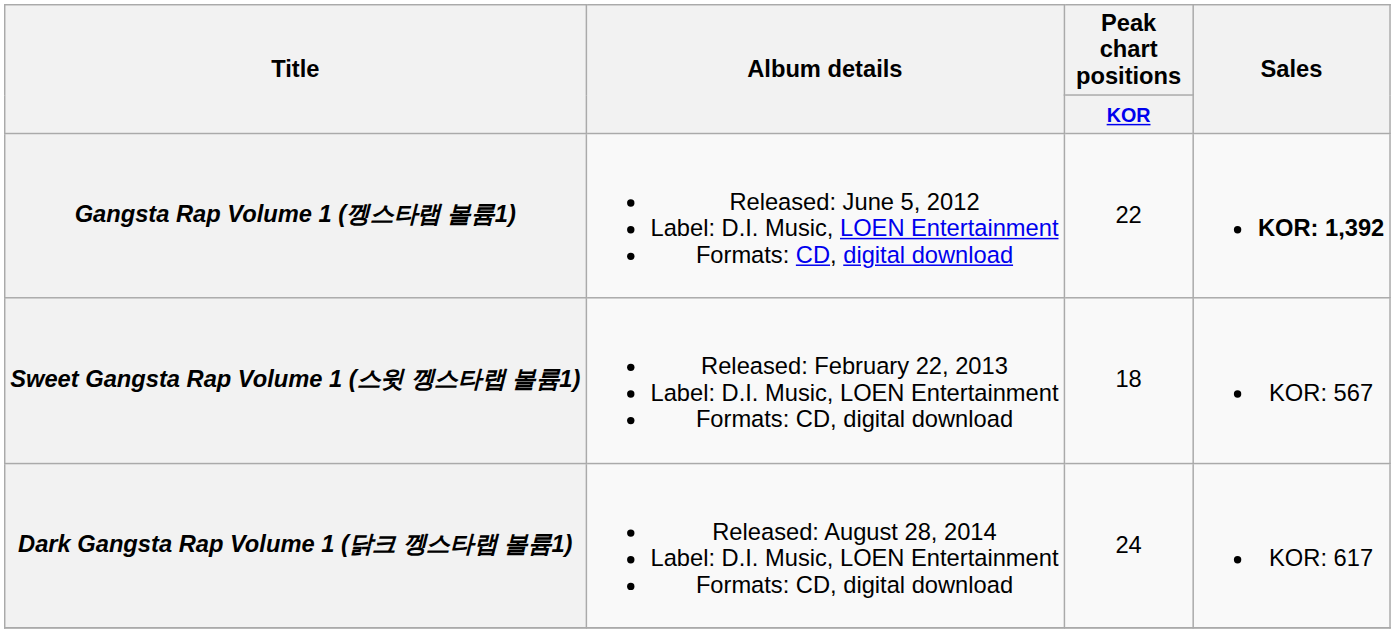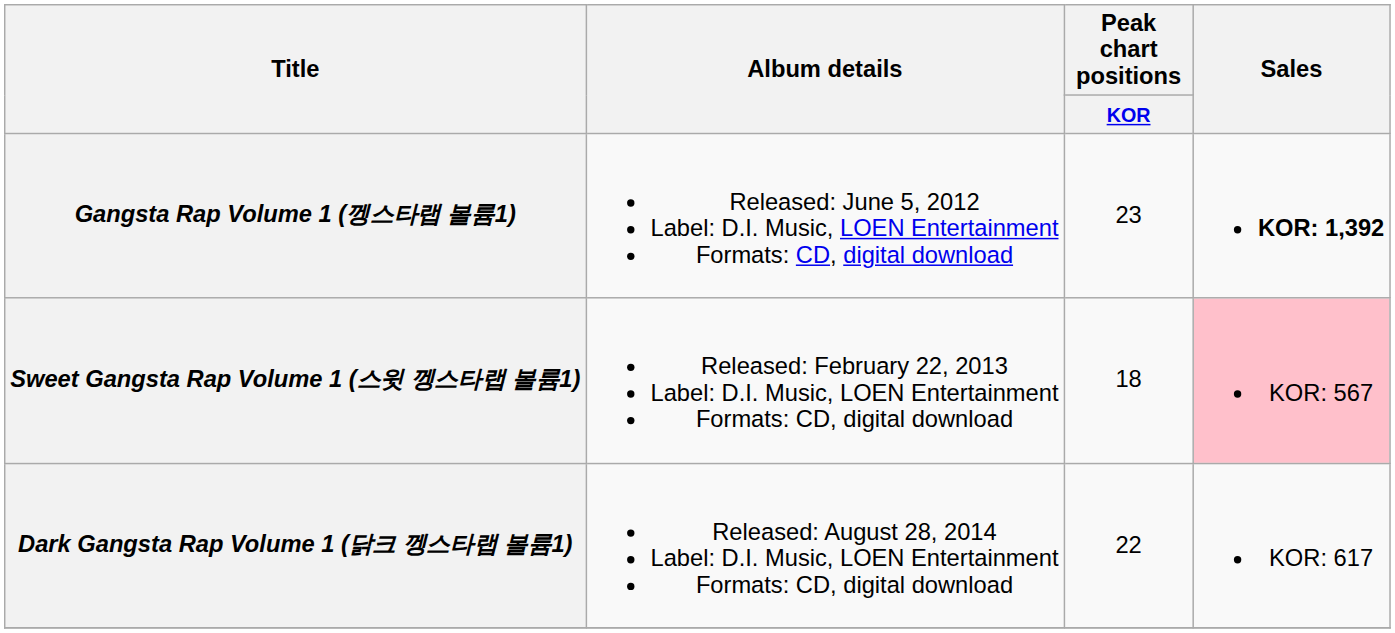(1129, 215) 22 -> (1129, 215) 23
(1291, 394) no background -> (1291, 394) pink background
(1129, 544) 24 -> (1129, 544) 22
